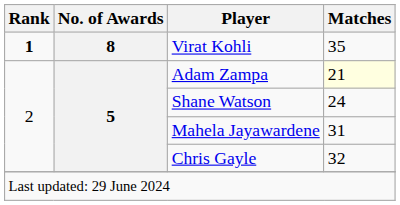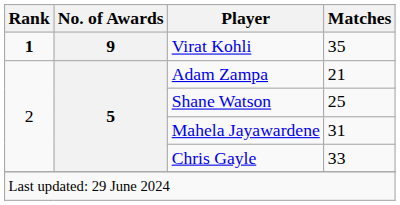(111, 46) 8 -> (111, 46) 9
(337, 74) lightyellow background -> (337, 74) no background
(337, 102) 24 -> (337, 102) 25
(337, 158) 32 -> (337, 158) 33
